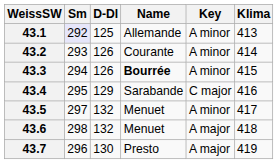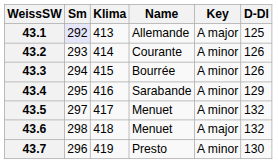columns swapped: (254, 14) <-> (106, 14)
(210, 33) A minor -> (218, 33) A major
(147, 71) bold -> (154, 71) normal
(210, 91) C major -> (218, 91) A minor
(210, 149) A major -> (218, 149) A minor
